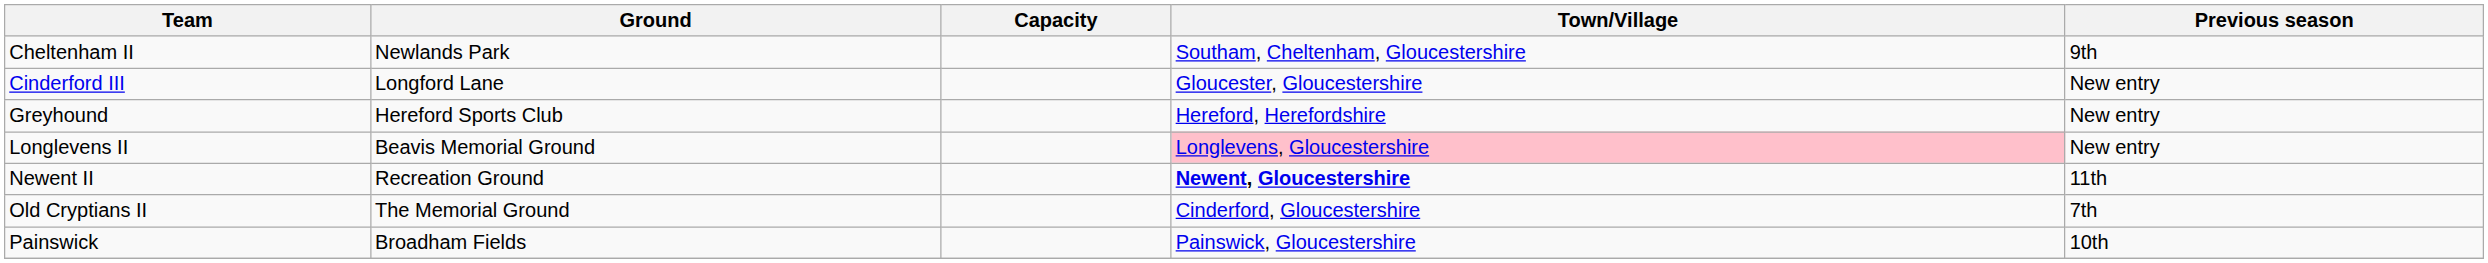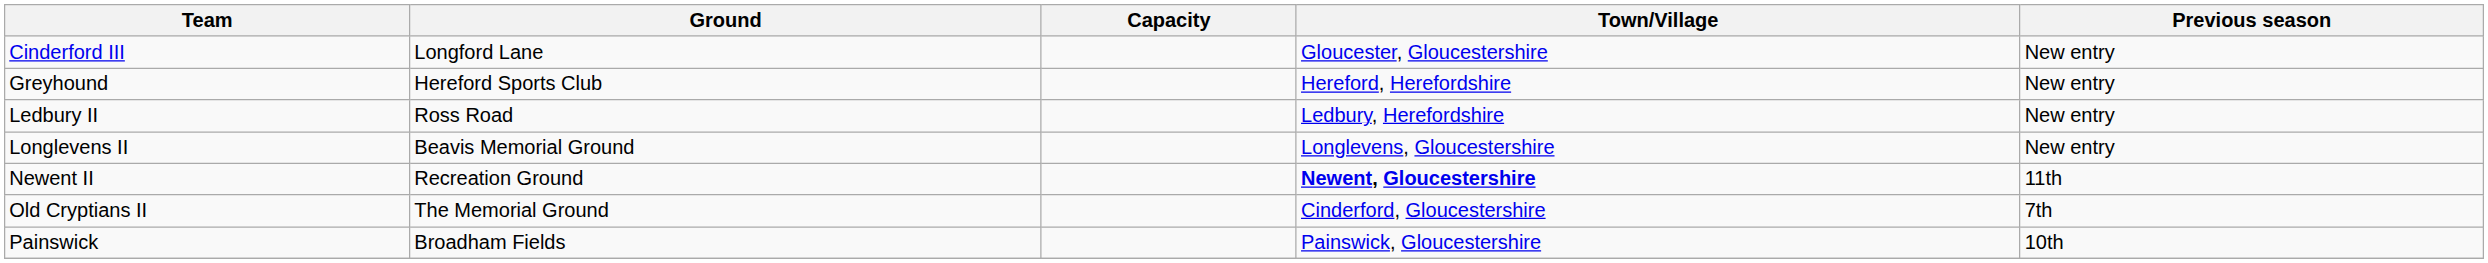- row: (71, 52)
+ row: (54, 115)
(1302, 147) pink background -> (1428, 147) no background
